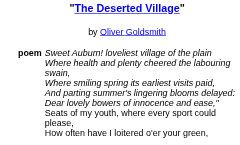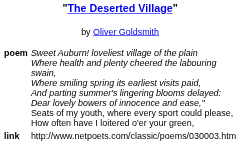+ row: (12, 136)
